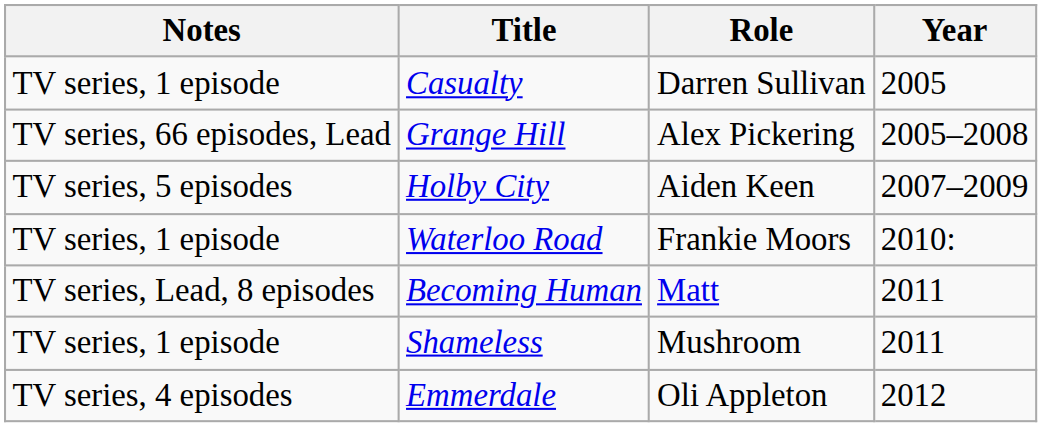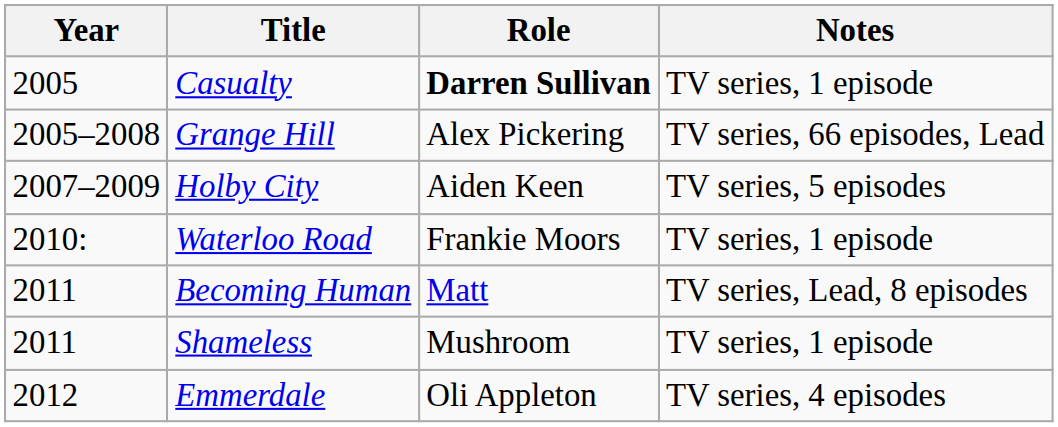columns swapped: (955, 30) <-> (202, 30)
(761, 82) normal -> (539, 82) bold
